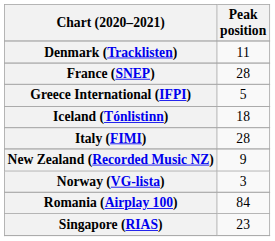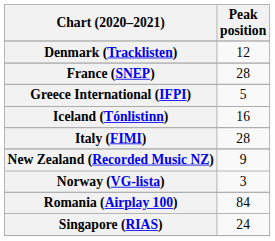(243, 52) 11 -> (243, 52) 12
(243, 116) 18 -> (243, 116) 16
(243, 224) 23 -> (243, 224) 24
